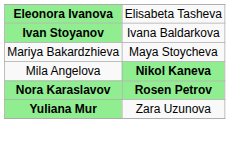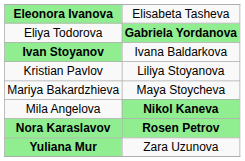+ row: (63, 33)
+ row: (63, 71)
